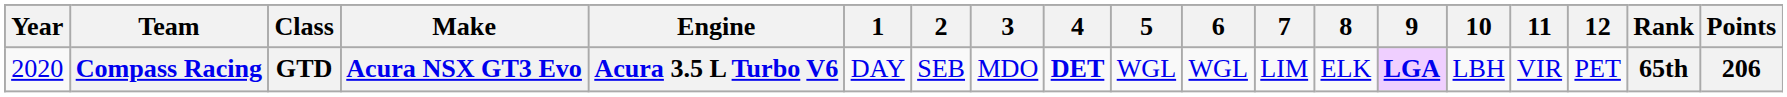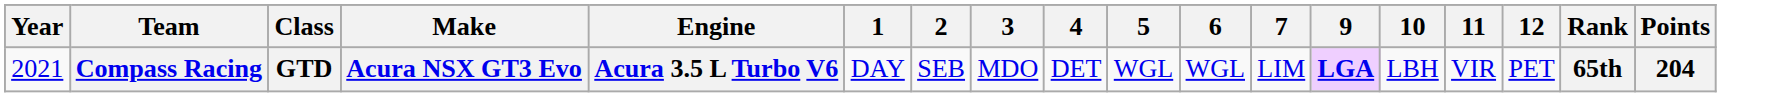- column: (1346, 25)
(37, 68) 2020 -> (37, 68) 2021
(1078, 68) bold -> (1076, 68) normal
(1741, 68) 206 -> (1675, 68) 204
